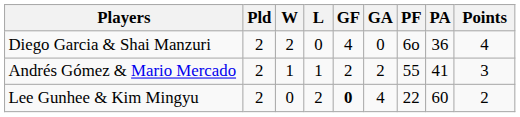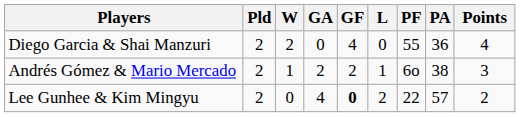columns swapped: (318, 17) <-> (380, 17)
(411, 44) 6o -> (411, 44) 55
(411, 71) 55 -> (411, 71) 6o
(440, 71) 41 -> (440, 71) 38
(440, 97) 60 -> (440, 97) 57
